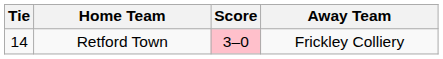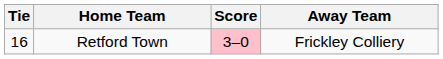(19, 41) 14 -> (19, 41) 16
